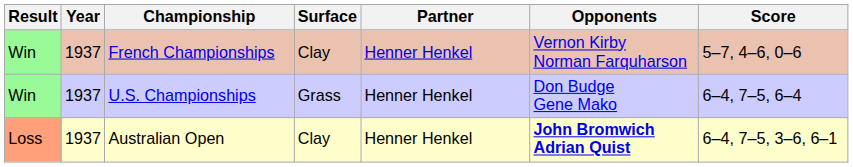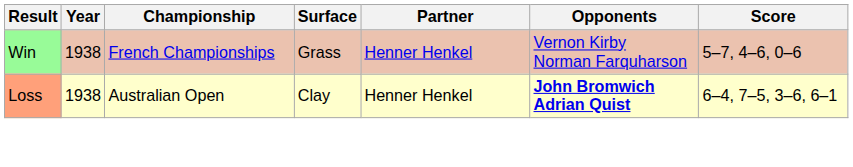(83, 52) 1937 -> (83, 52) 1938
(314, 52) Clay -> (319, 52) Grass
- row: (182, 95)
(83, 139) 1937 -> (83, 95) 1938
